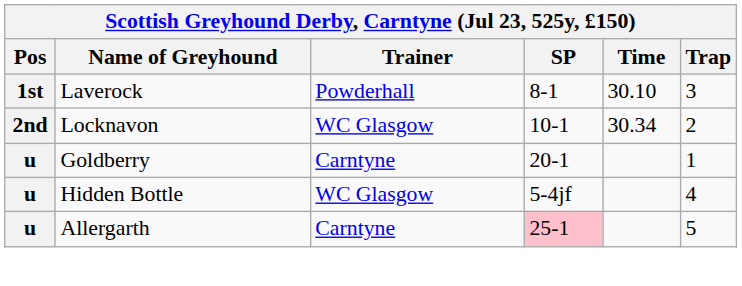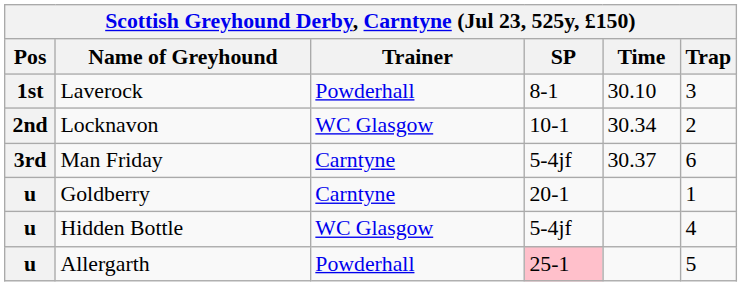+ row: (112, 159)
(355, 228) Carntyne -> (365, 263) Powderhall
